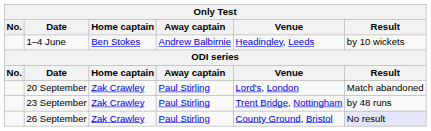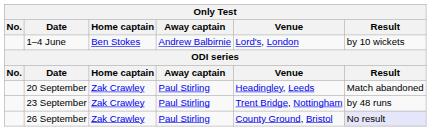(275, 42) Headingley, Leeds -> (267, 42) Lord's, London
(267, 88) Lord's, London -> (275, 88) Headingley, Leeds
